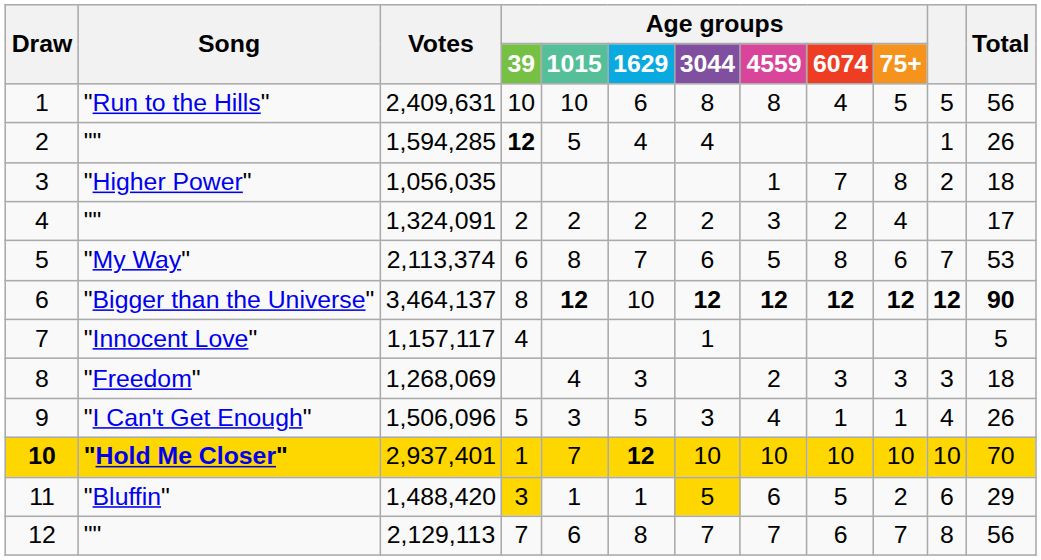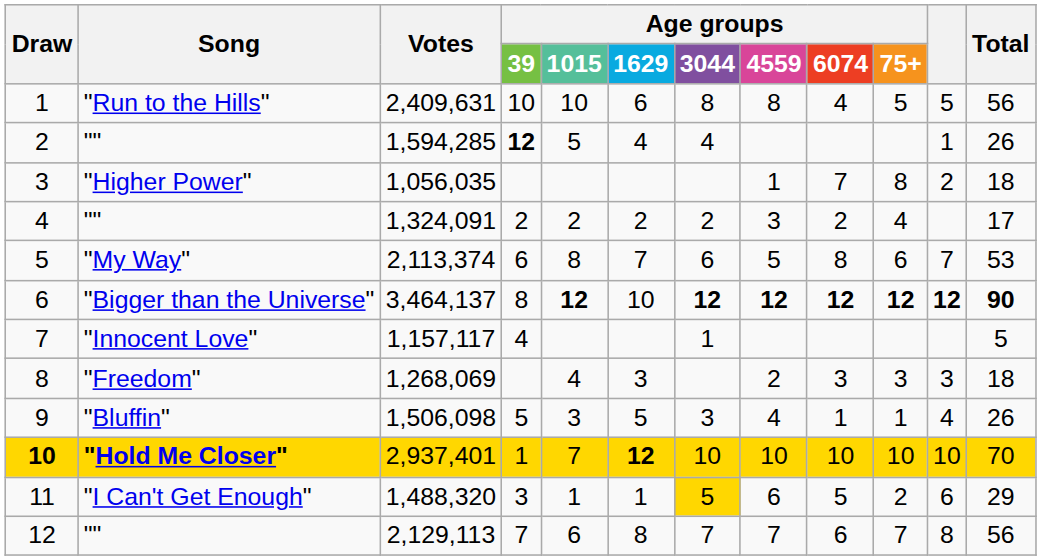(198, 417) "I Can't Get Enough" -> (127, 417) "Bluffin"
(441, 417) 1,506,096 -> (441, 417) 1,506,098
(127, 496) "Bluffin" -> (198, 496) "I Can't Get Enough"
(441, 496) 1,488,420 -> (441, 496) 1,488,320
(521, 496) gold background -> (521, 496) no background
